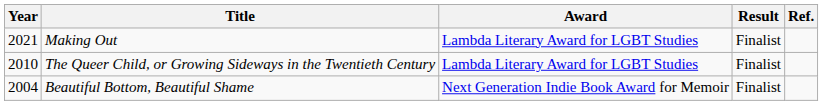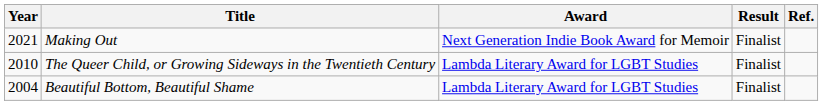(570, 40) Lambda Literary Award for LGBT Studies -> (585, 40) Next Generation Indie Book Award for Memoir
(585, 87) Next Generation Indie Book Award for Memoir -> (570, 87) Lambda Literary Award for LGBT Studies
